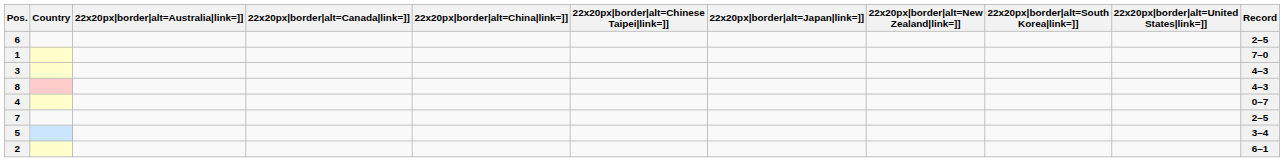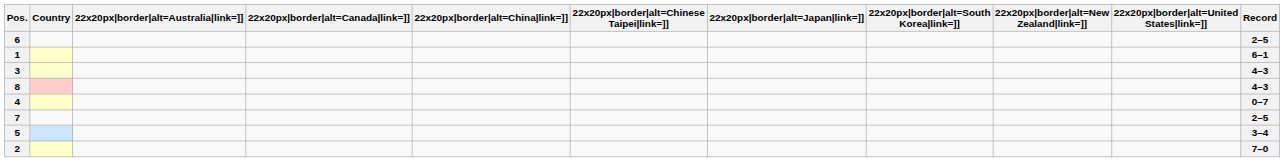columns swapped: (926, 18) <-> (1048, 18)
(1260, 55) 7–0 -> (1260, 55) 6–1
(1260, 149) 6–1 -> (1260, 149) 7–0
